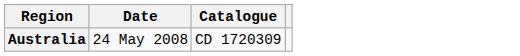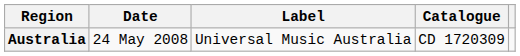+ column: (303, 16)
